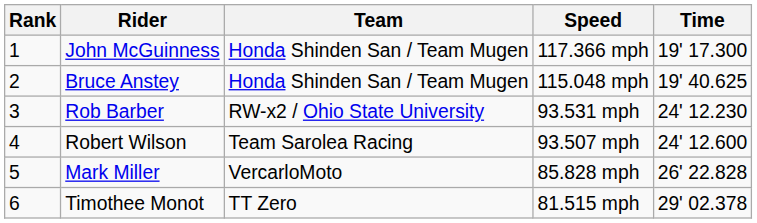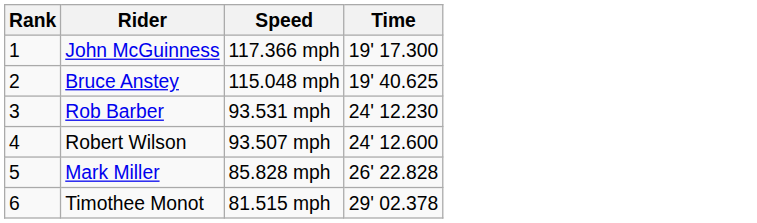- column: (379, 20)
